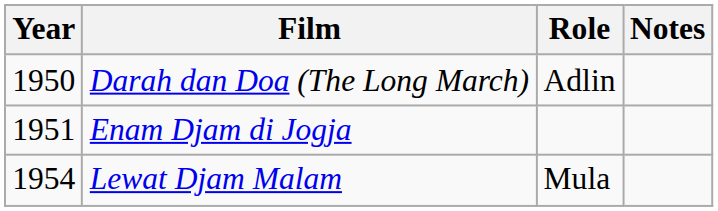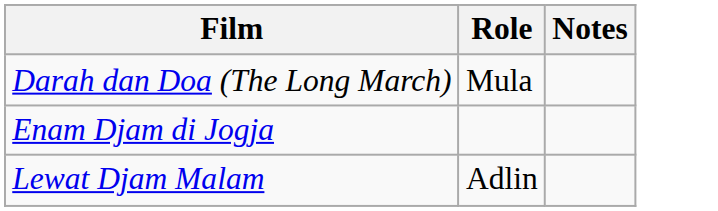- column: (44, 29)
(580, 79) Adlin -> (499, 79) Mula
(577, 179) Mula -> (502, 179) Adlin
